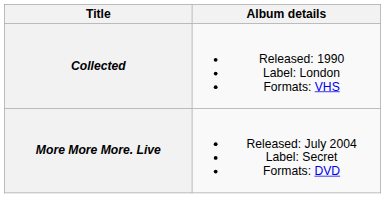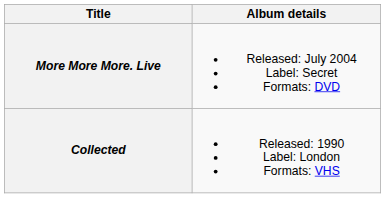rows swapped: (98, 66) <-> (98, 150)
